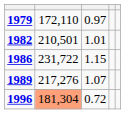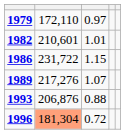(58, 39) 210,501 -> (58, 39) 210,601
+ row: (20, 99)
